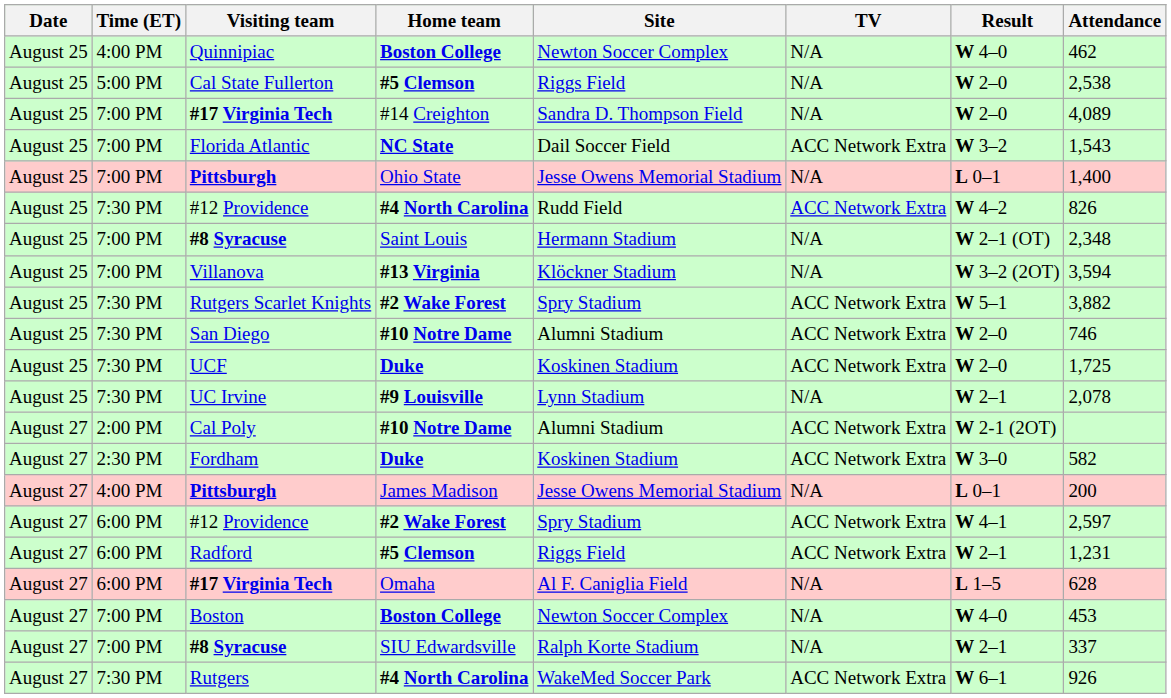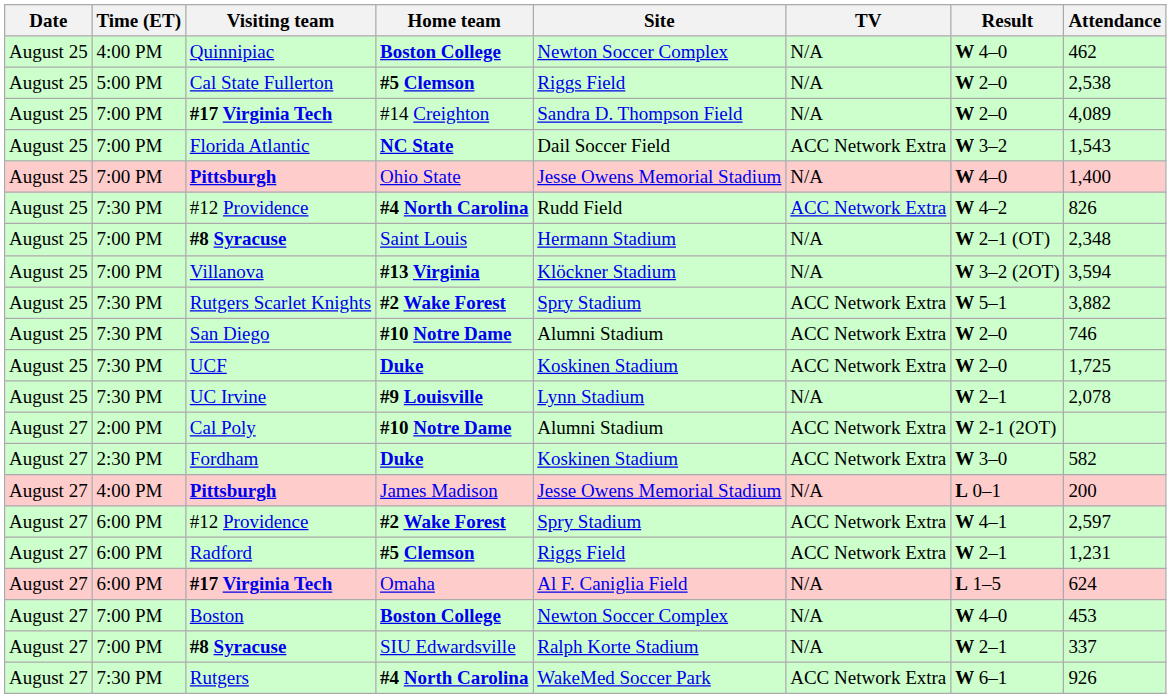(978, 176) L 0–1 -> (981, 176) W 4–0
(1083, 584) 628 -> (1083, 584) 624
